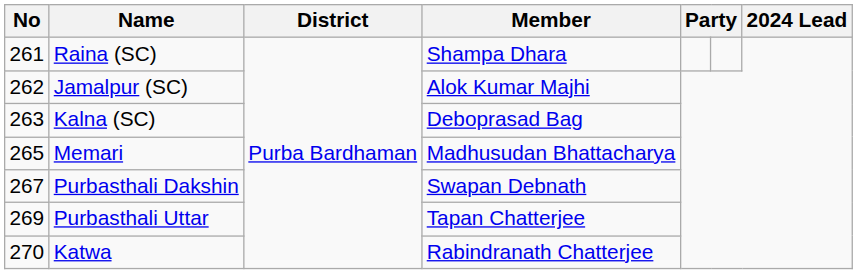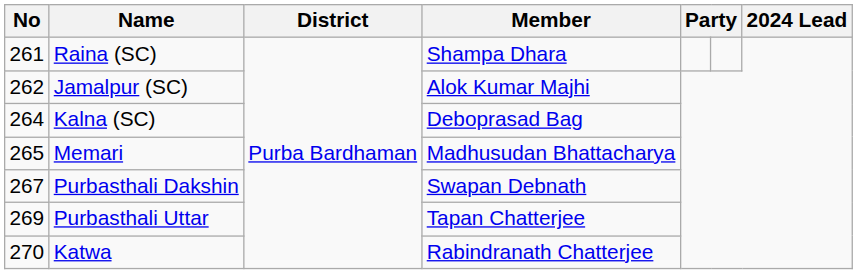(27, 119) 263 -> (27, 119) 264
